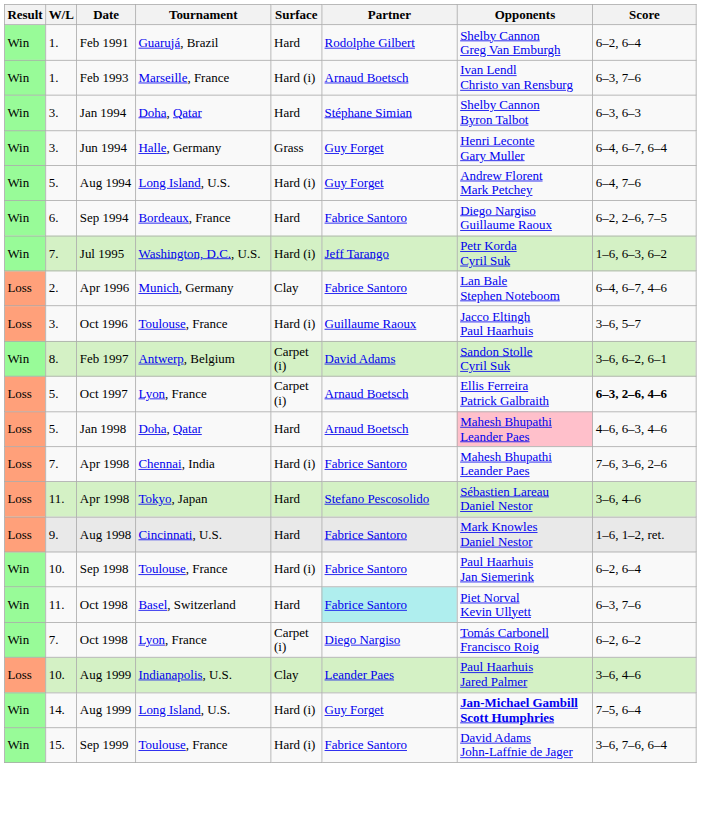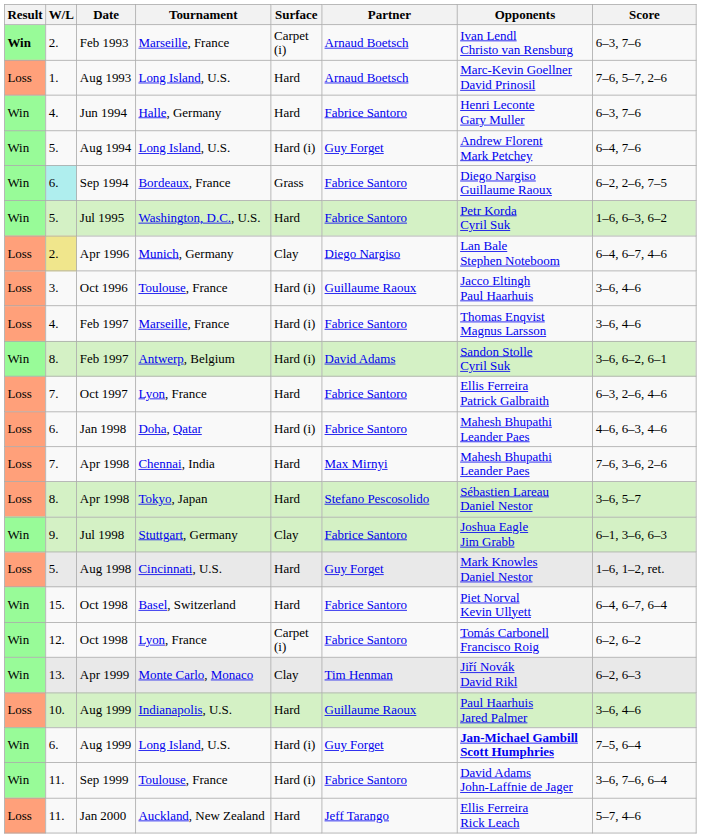- row: (104, 42)
(18, 77) normal -> (19, 42) bold
(54, 77) 1. -> (54, 42) 2.
(295, 77) Hard (i) -> (291, 42) Carpet (i)
+ row: (106, 77)
- row: (103, 112)
(54, 148) 3. -> (54, 112) 4.
(289, 148) Grass -> (287, 112) Hard
(354, 148) Guy Forget -> (366, 112) Fabrice Santoro
(631, 148) 6–4, 6–7, 6–4 -> (618, 112) 6–3, 7–6
(54, 218) no background -> (54, 183) paleturquoise background
(287, 218) Hard -> (289, 183) Grass
(54, 253) 7. -> (54, 218) 5.
(295, 253) Hard (i) -> (287, 218) Hard
(357, 253) Jeff Tarango -> (366, 218) Fabrice Santoro
(54, 288) no background -> (54, 253) khaki background
(366, 288) Fabrice Santoro -> (362, 253) Diego Nargiso
(618, 323) 3–6, 5–7 -> (618, 288) 3–6, 4–6
+ row: (104, 323)
(291, 358) Carpet (i) -> (295, 358) Hard (i)
(54, 393) 5. -> (54, 393) 7.
(291, 393) Carpet (i) -> (287, 393) Hard
(366, 393) Arnaud Boetsch -> (366, 393) Fabrice Santoro
(631, 393) bold -> (631, 393) normal
(54, 429) 5. -> (54, 429) 6.
(287, 429) Hard -> (295, 429) Hard (i)
(366, 429) Arnaud Boetsch -> (366, 429) Fabrice Santoro
(506, 429) pink background -> (506, 429) no background
(295, 464) Hard (i) -> (287, 464) Hard
(366, 464) Fabrice Santoro -> (356, 464) Max Mirnyi
(57, 499) 11. -> (54, 499) 8.
(618, 499) 3–6, 4–6 -> (618, 499) 3–6, 5–7
+ row: (102, 534)
(54, 534) 9. -> (54, 569) 5.
(366, 534) Fabrice Santoro -> (354, 569) Guy Forget
- row: (104, 569)
(57, 604) 11. -> (57, 604) 15.
(366, 604) paleturquoise background -> (366, 604) no background
(618, 604) 6–3, 7–6 -> (631, 604) 6–4, 6–7, 6–4
(54, 639) 7. -> (57, 639) 12.
(362, 639) Diego Nargiso -> (366, 639) Fabrice Santoro
+ row: (104, 675)
(286, 675) Clay -> (287, 710) Hard
(359, 675) Leander Paes -> (370, 710) Guillaume Raoux
(57, 710) 14. -> (54, 745) 6.
(57, 745) 15. -> (57, 780) 11.
+ row: (103, 815)
